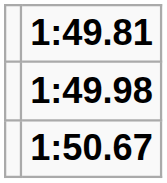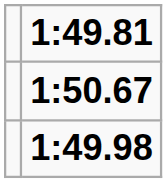rows swapped: (91, 90) <-> (91, 147)
